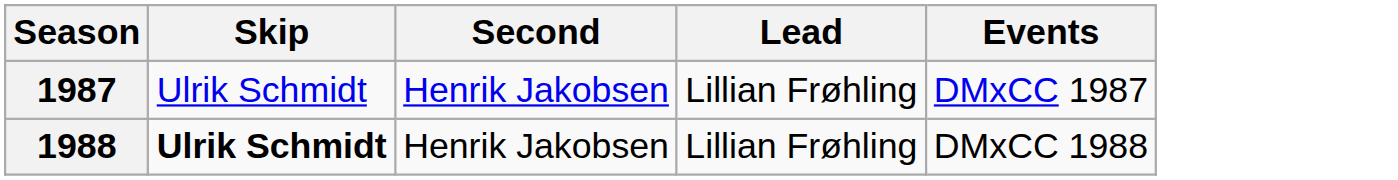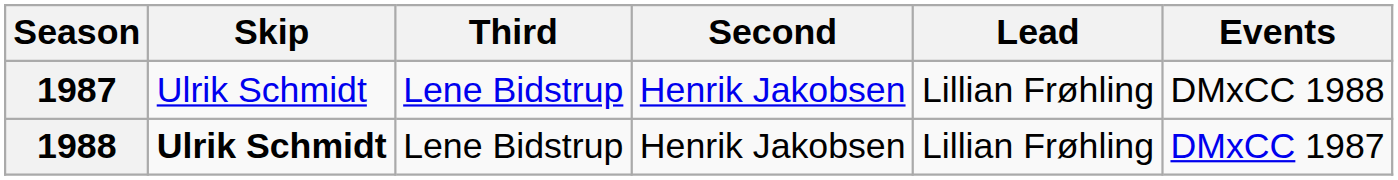+ column: (513, 32)
(1041, 89) DMxCC 1987 -> (1278, 89) DMxCC 1988
(1041, 145) DMxCC 1988 -> (1278, 145) DMxCC 1987
